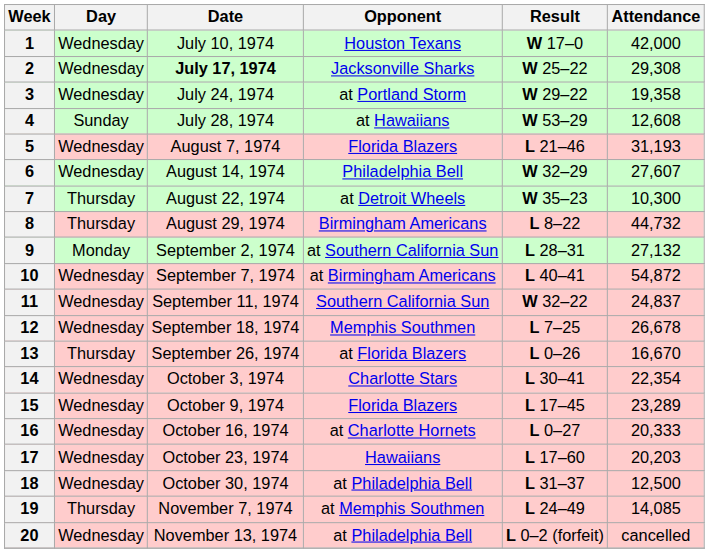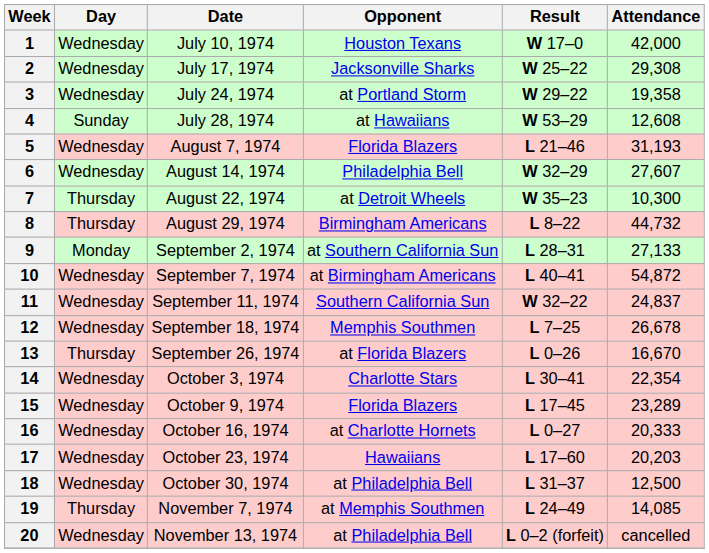(225, 69) bold -> (225, 69) normal
(656, 250) 27,132 -> (656, 250) 27,133
